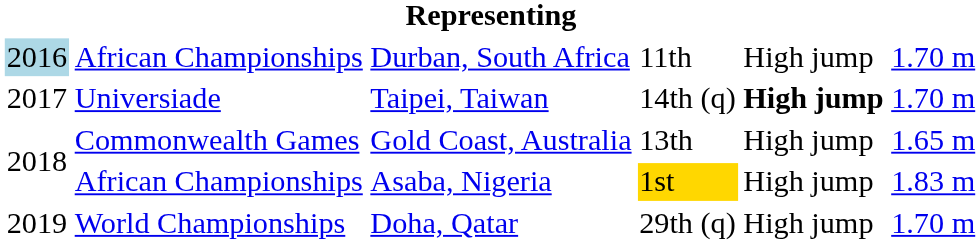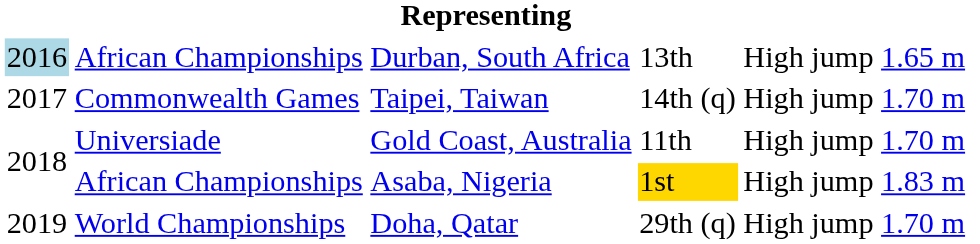(665, 56) 11th -> (666, 56) 13th
(933, 56) 1.70 m -> (923, 56) 1.65 m
(148, 98) Universiade -> (217, 98) Commonwealth Games
(813, 98) bold -> (808, 98) normal
(217, 139) Commonwealth Games -> (148, 139) Universiade
(666, 139) 13th -> (665, 139) 11th
(933, 139) 1.65 m -> (923, 139) 1.70 m
